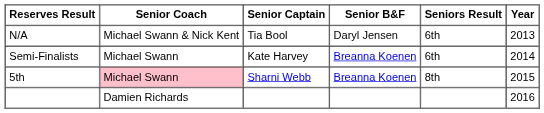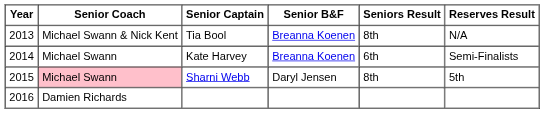columns swapped: (523, 15) <-> (52, 15)
(366, 35) Daryl Jensen -> (314, 35) Breanna Koenen
(432, 35) 6th -> (371, 35) 8th
(375, 77) Breanna Koenen -> (304, 77) Daryl Jensen
